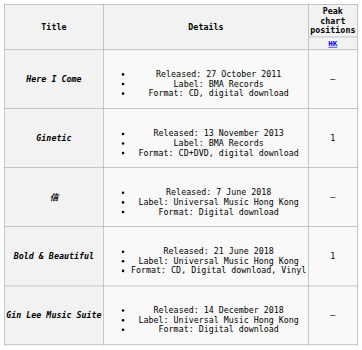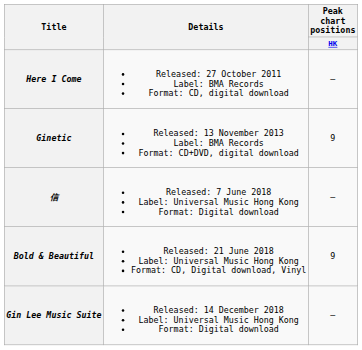(333, 138) 1 -> (333, 138) 9
(333, 256) 1 -> (333, 256) 9
